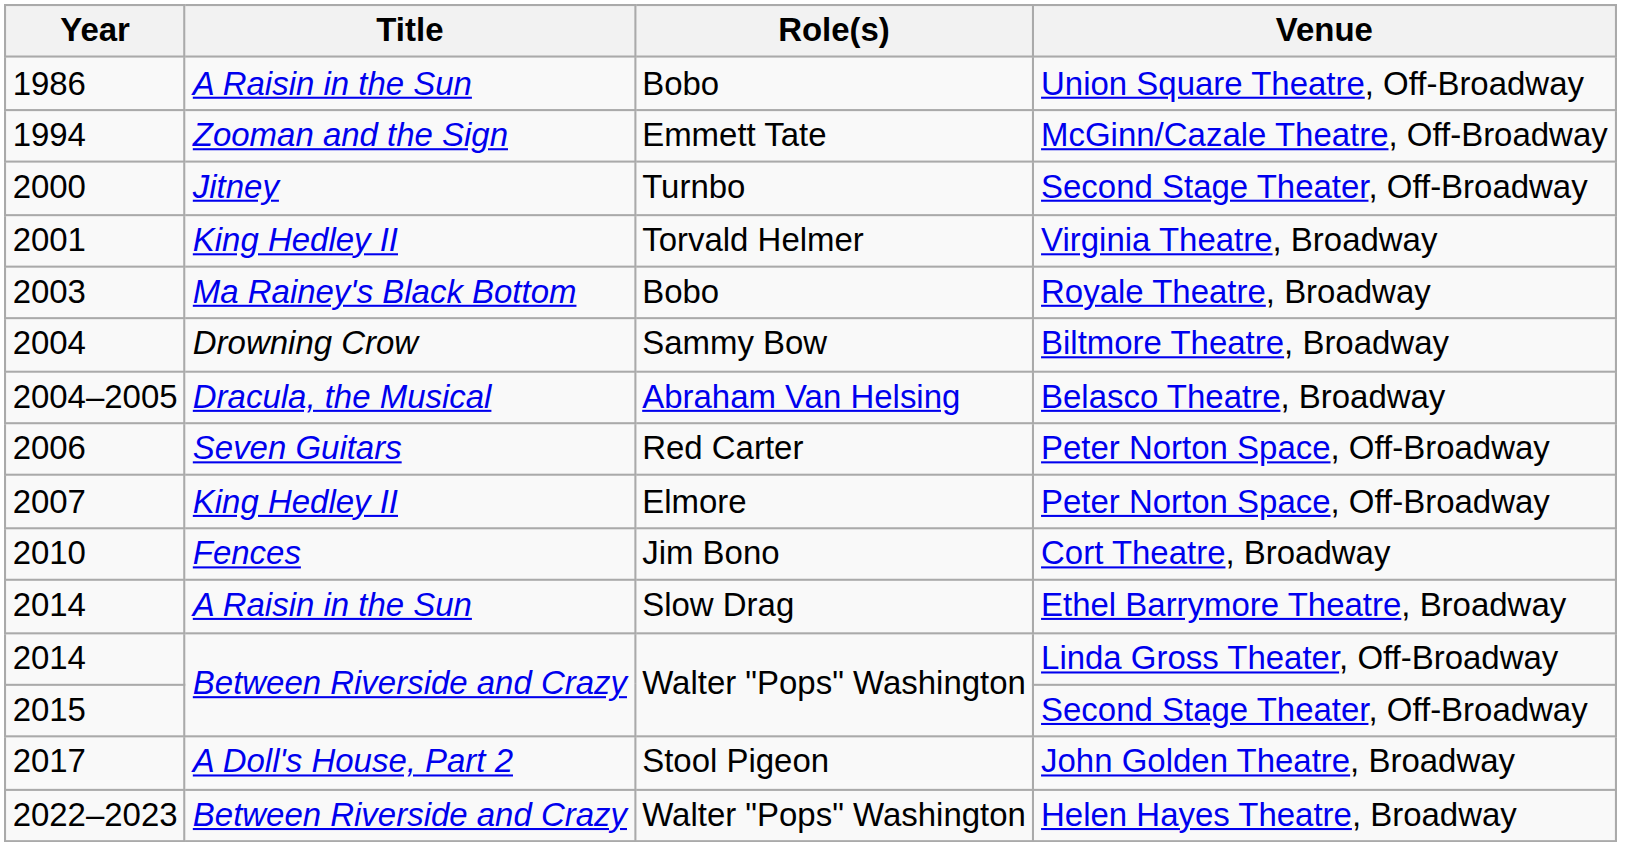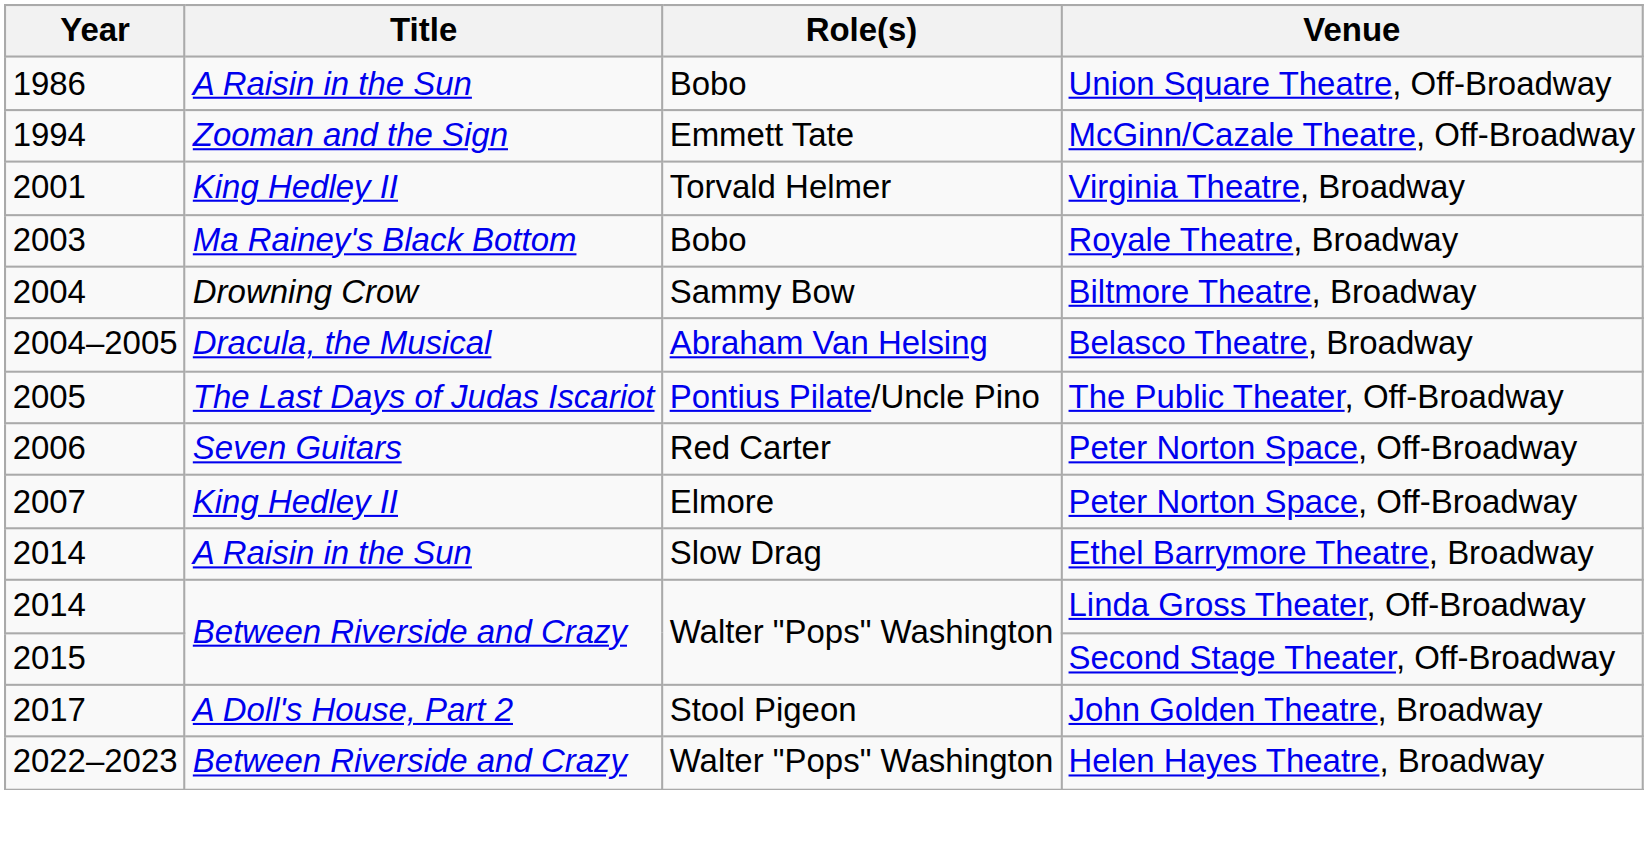- row: (49, 187)
+ row: (49, 396)
- row: (49, 553)
